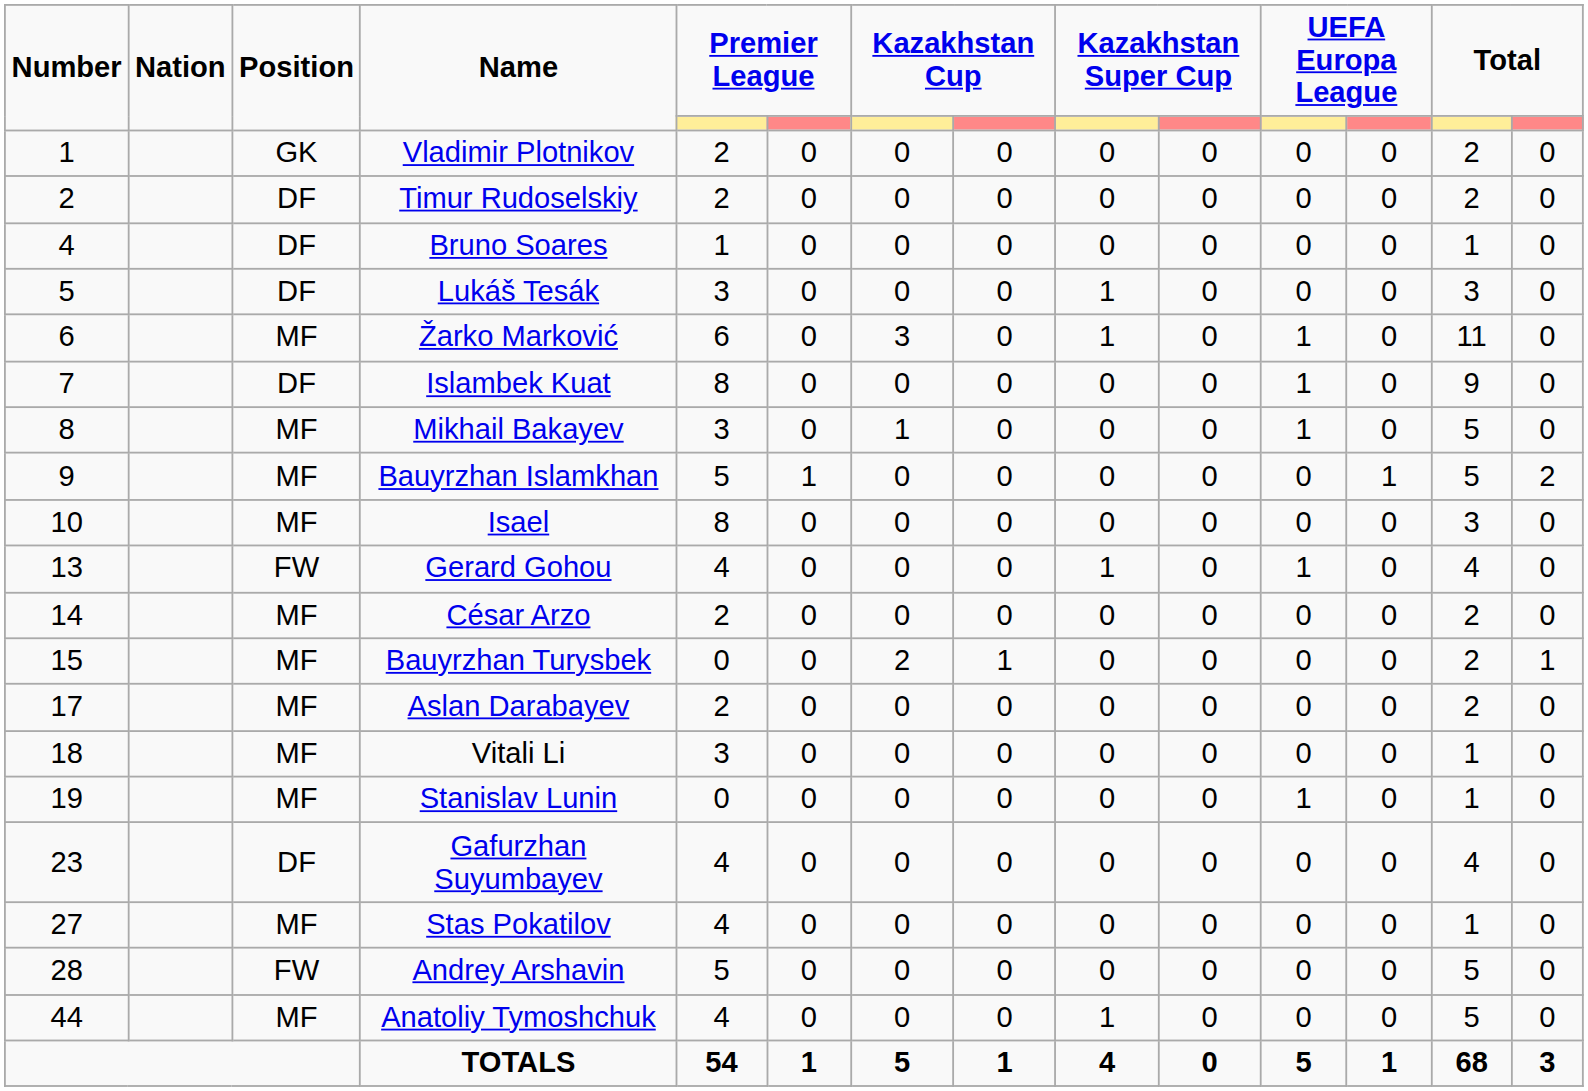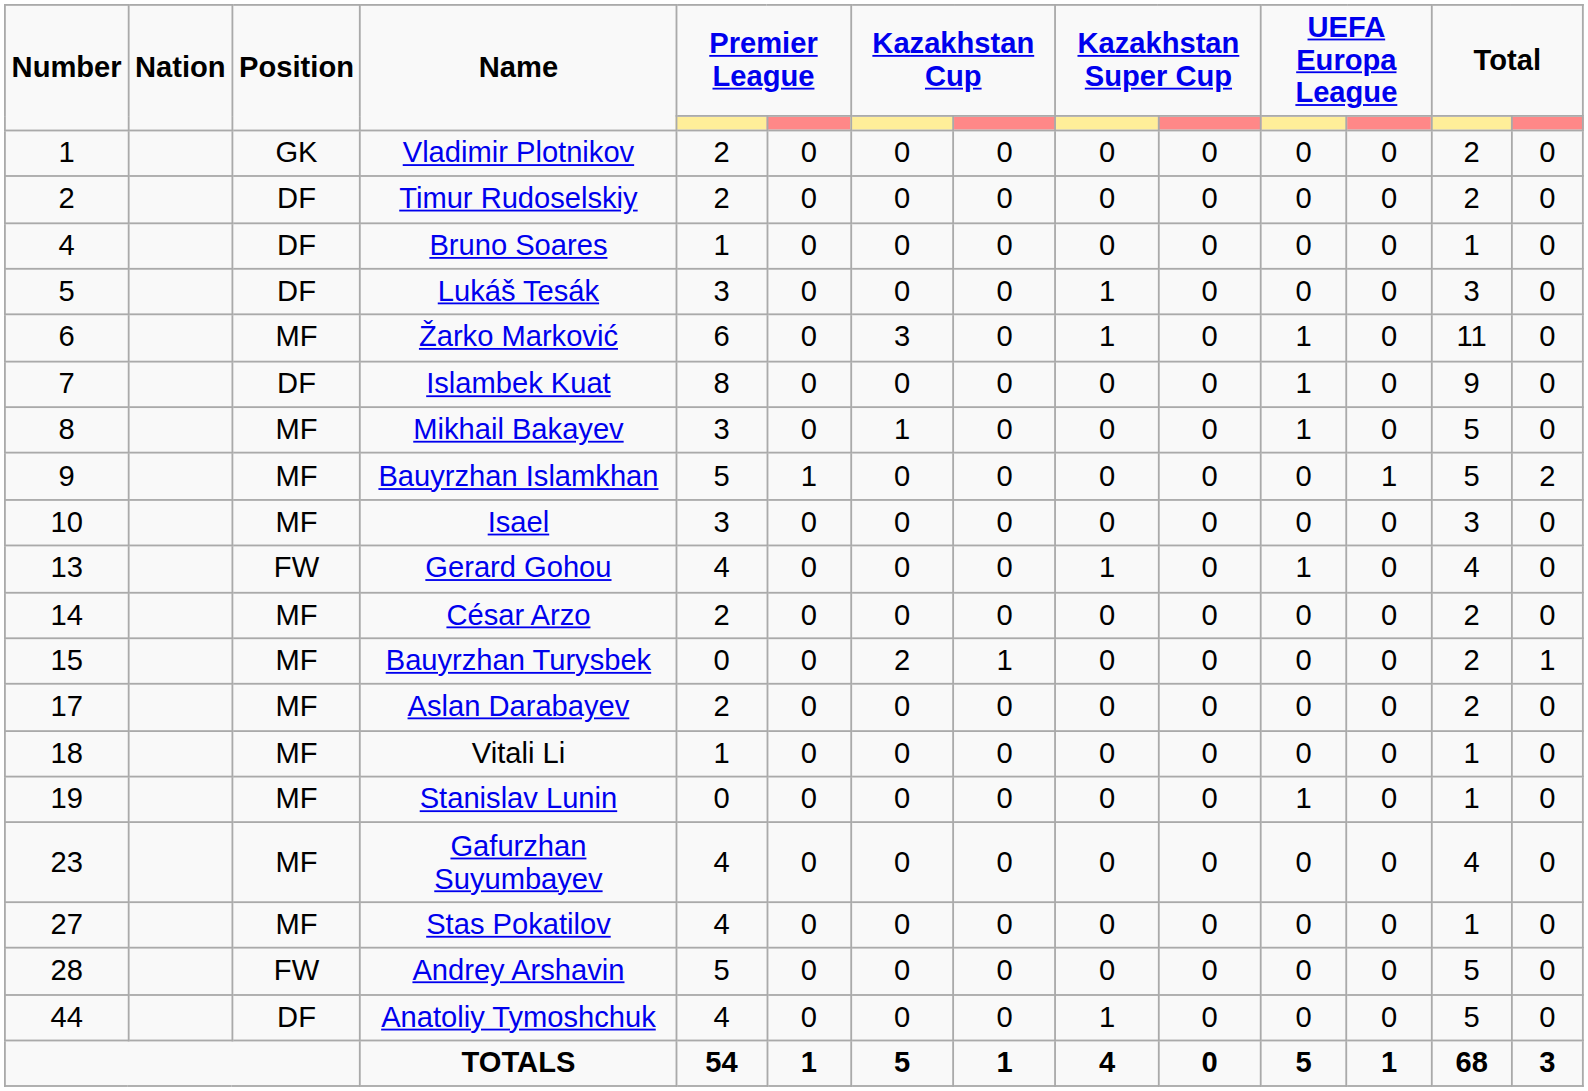(722, 522) 8 -> (722, 522) 3
(722, 753) 3 -> (722, 753) 1
(297, 861) DF -> (297, 861) MF
(297, 1016) MF -> (297, 1016) DF
